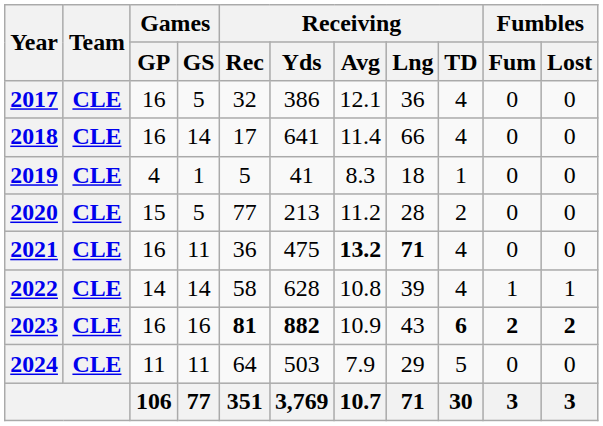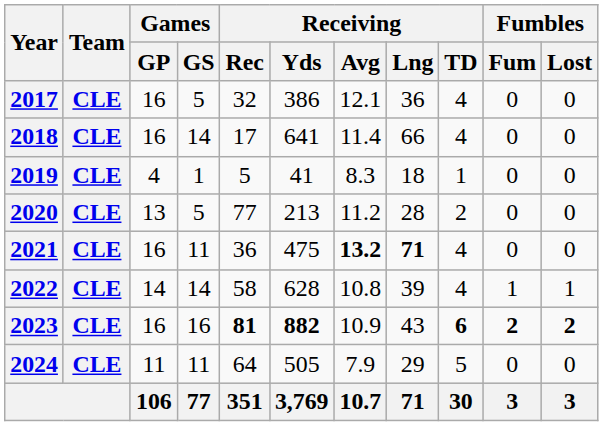(154, 212) 15 -> (154, 212) 13
(302, 363) 503 -> (302, 363) 505
